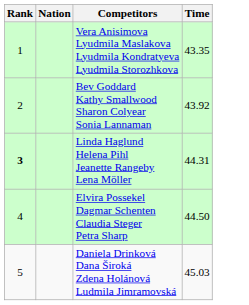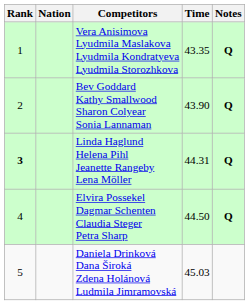+ column: (228, 13)
(197, 105) 43.92 -> (197, 105) 43.90
